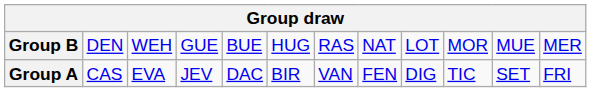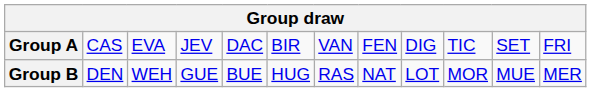rows swapped: (44, 73) <-> (44, 45)
